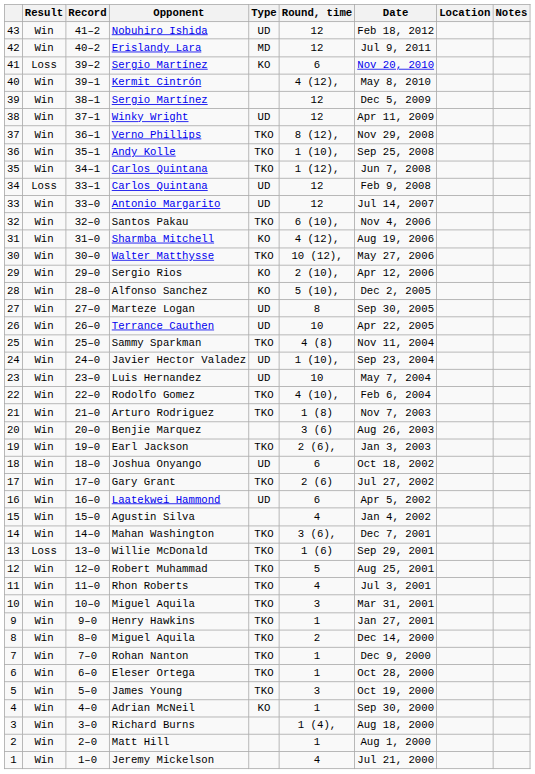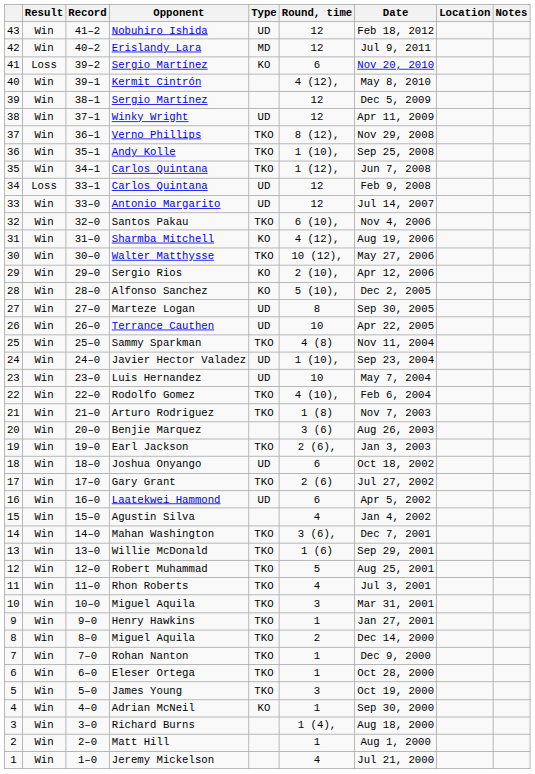(44, 552) Loss -> (44, 552) Win
